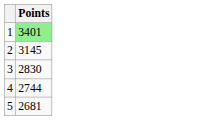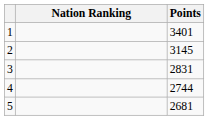+ column: (91, 13)
(30, 32) lightgreen background -> (181, 32) no background
(30, 69) 2830 -> (181, 69) 2831
